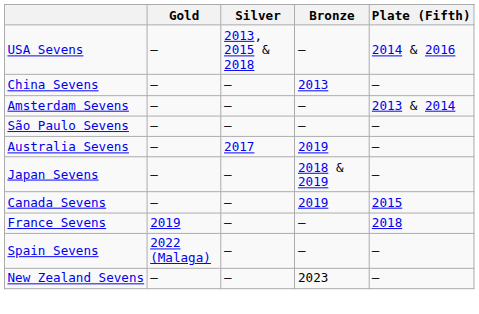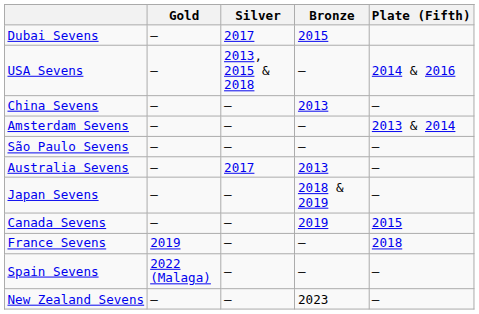+ row: (53, 35)
(313, 147) 2019 -> (313, 167) 2013
